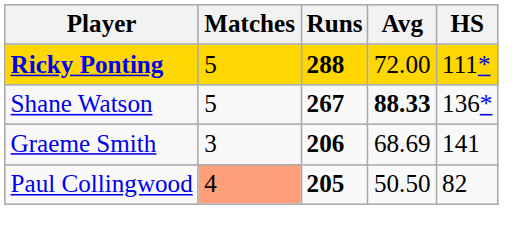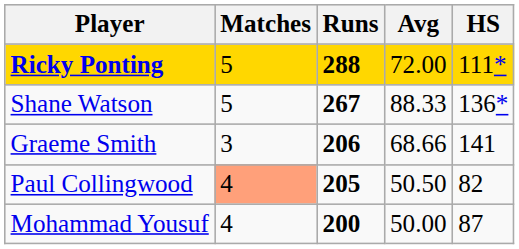(402, 104) bold -> (418, 104) normal
(402, 143) 68.69 -> (418, 143) 68.66
+ row: (110, 223)
